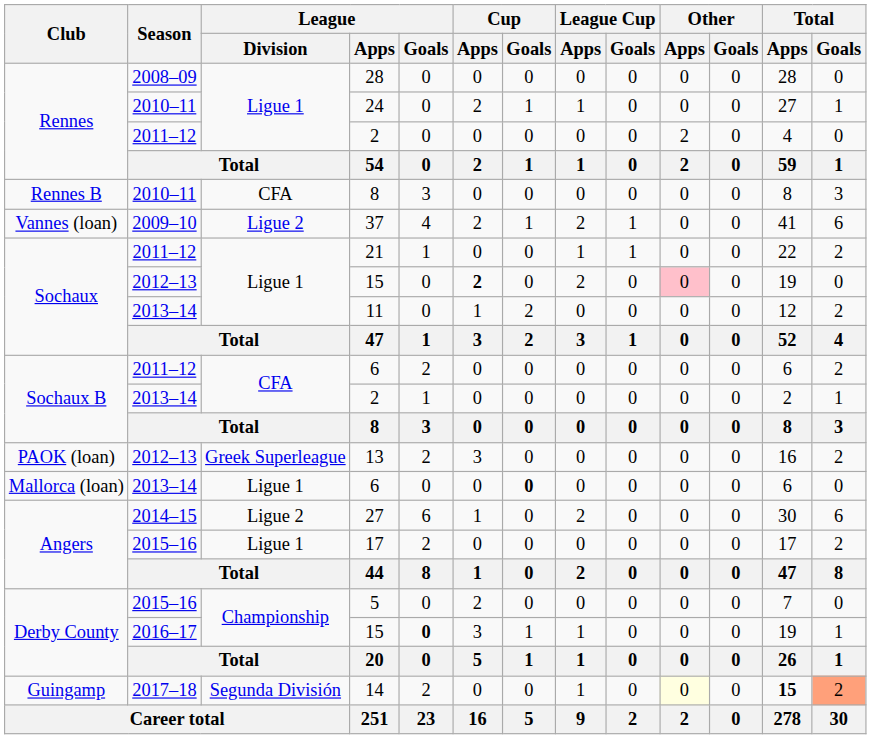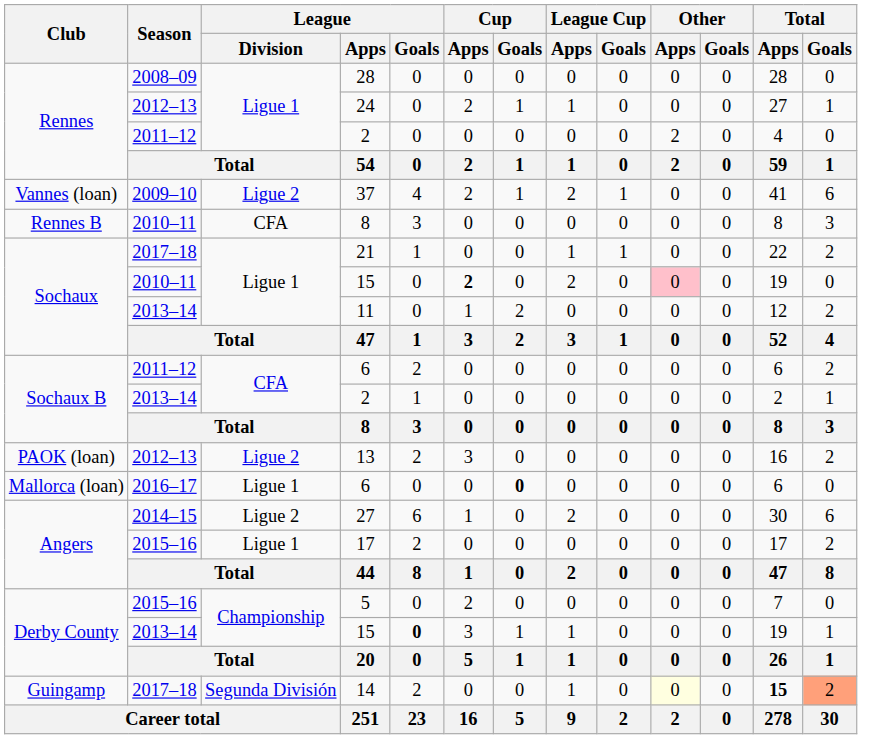(164, 106) 2010–11 -> (164, 106) 2012–13
rows swapped: (66, 223) <-> (66, 194)
(164, 252) 2011–12 -> (164, 252) 2017–18
(164, 281) 2012–13 -> (164, 281) 2010–11
(275, 456) Greek Superleague -> (271, 456) Ligue 2
(164, 485) 2013–14 -> (164, 485) 2016–17
(164, 631) 2016–17 -> (164, 631) 2013–14
